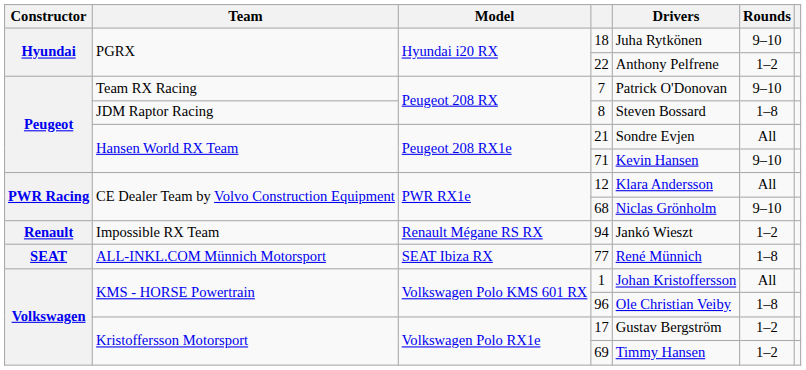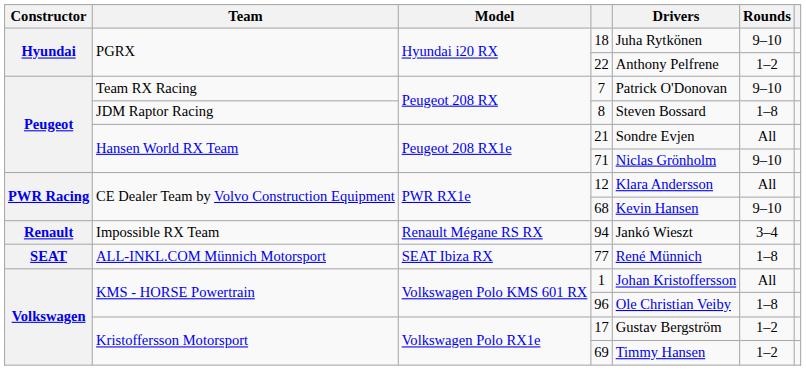(657, 160) Kevin Hansen -> (666, 160) Niclas Grönholm
(666, 208) Niclas Grönholm -> (657, 208) Kevin Hansen
(767, 232) 1–2 -> (767, 232) 3–4
